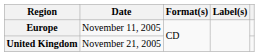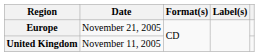(121, 28) November 11, 2005 -> (122, 28) November 21, 2005
(122, 43) November 21, 2005 -> (121, 43) November 11, 2005
